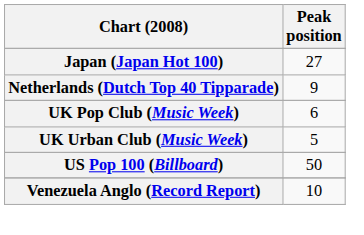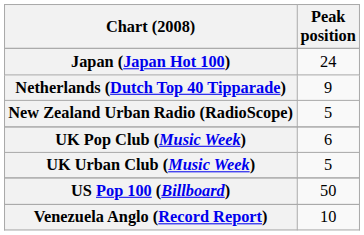(314, 61) 27 -> (328, 61) 24
+ row: (151, 113)
